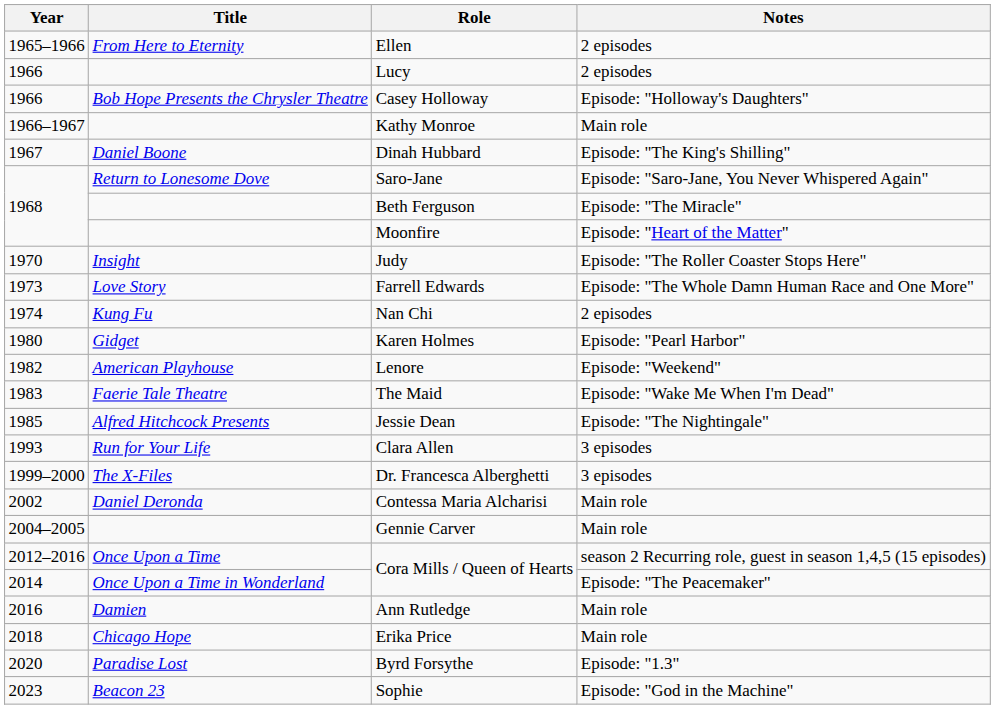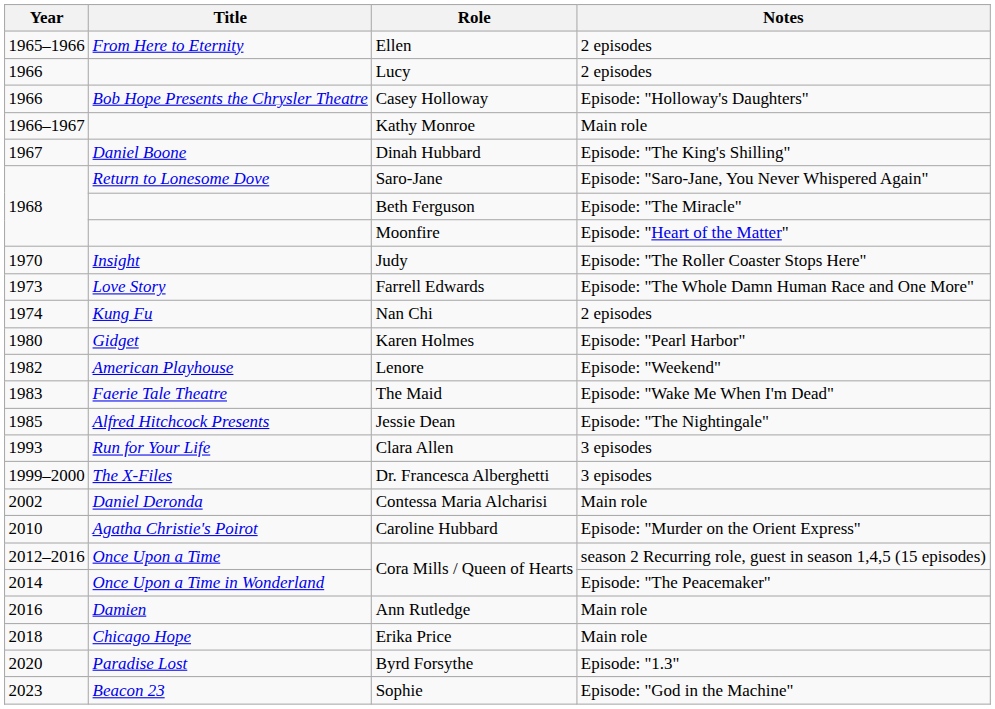- row: (47, 529)
+ row: (25, 529)
